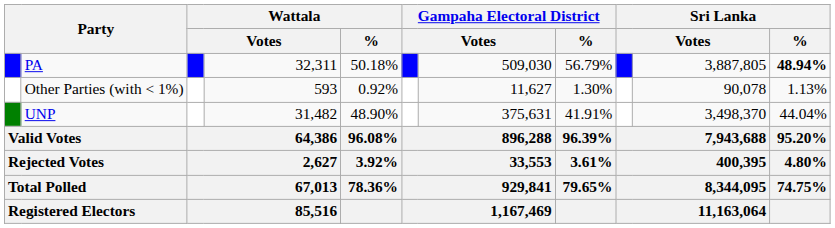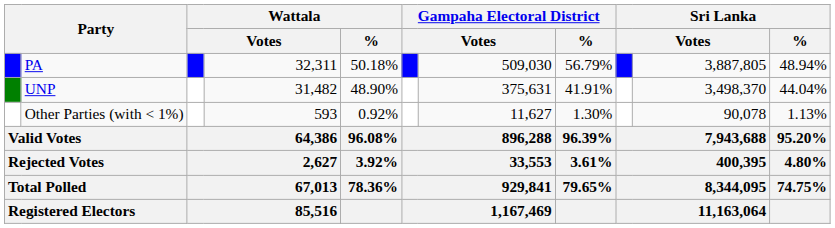(802, 65) bold -> (803, 65) normal
rows swapped: (40, 114) <-> (104, 89)
